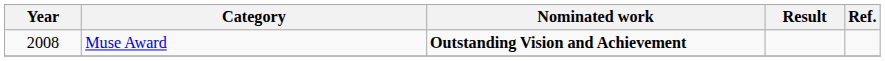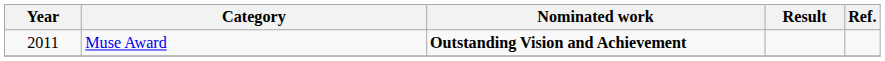(43, 42) 2008 -> (43, 42) 2011
